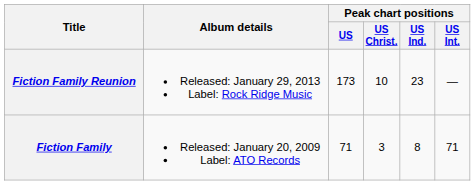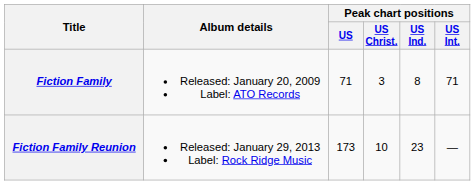rows swapped: (74, 147) <-> (74, 82)
